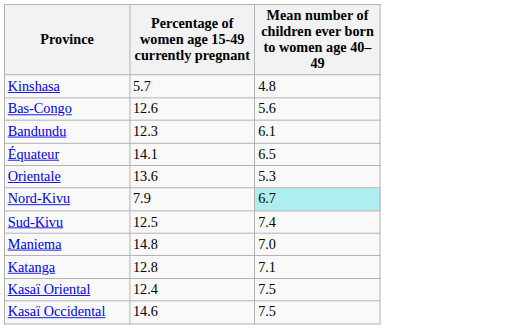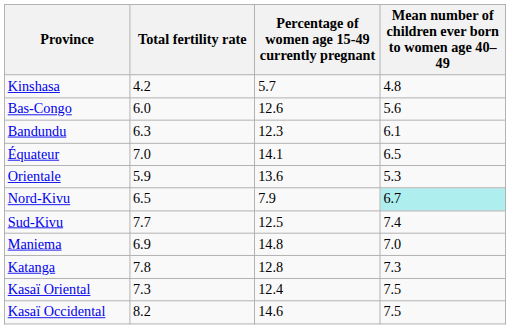+ column: (192, 39)
(267, 267) 7.1 -> (392, 267) 7.3
